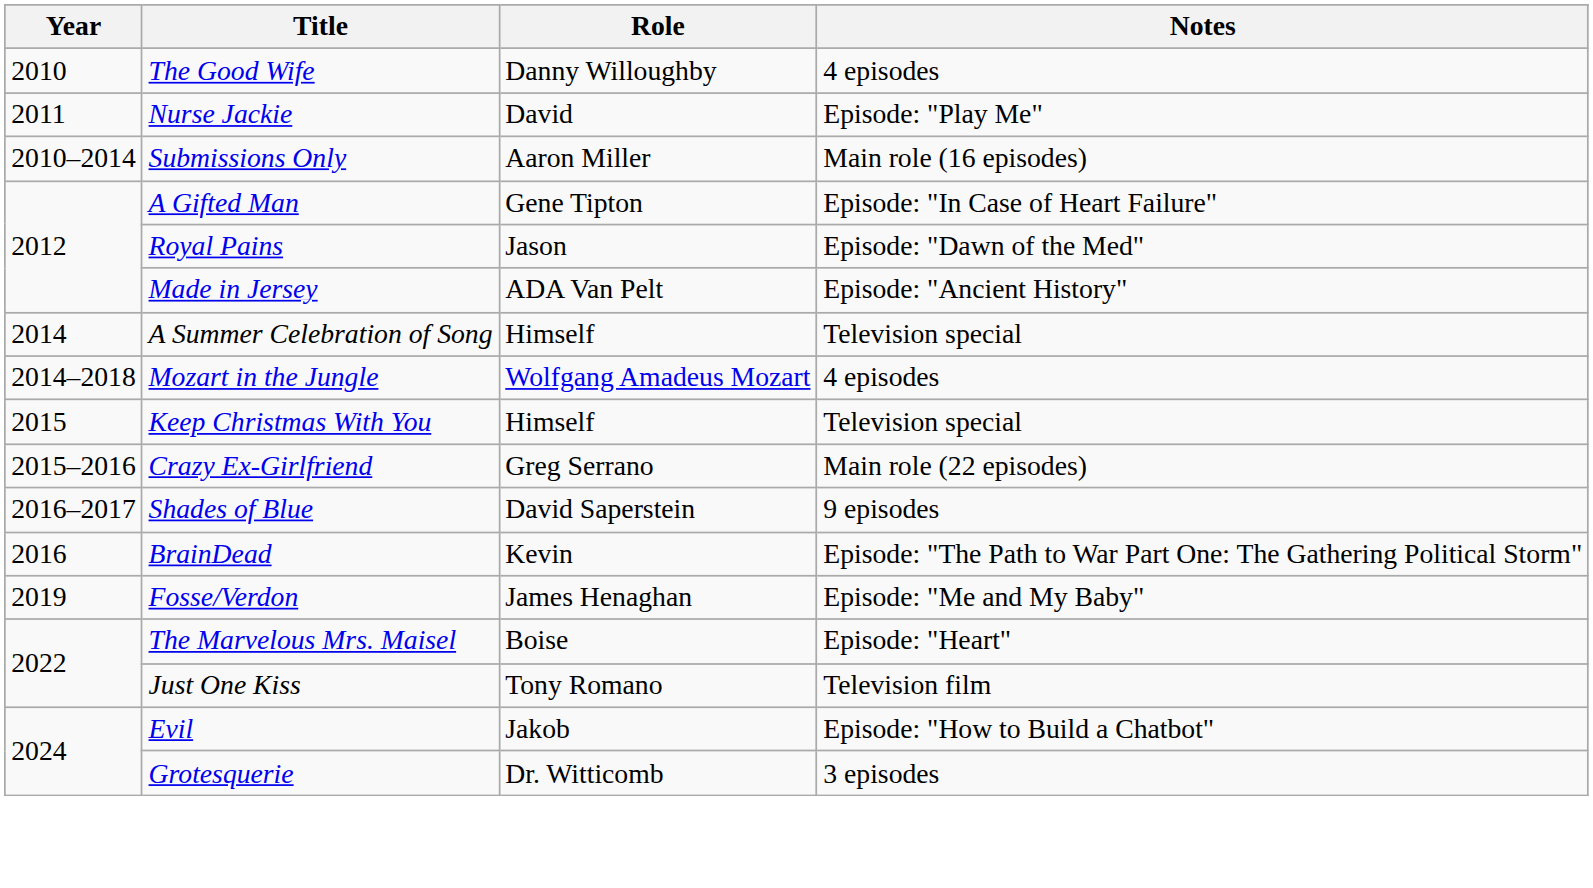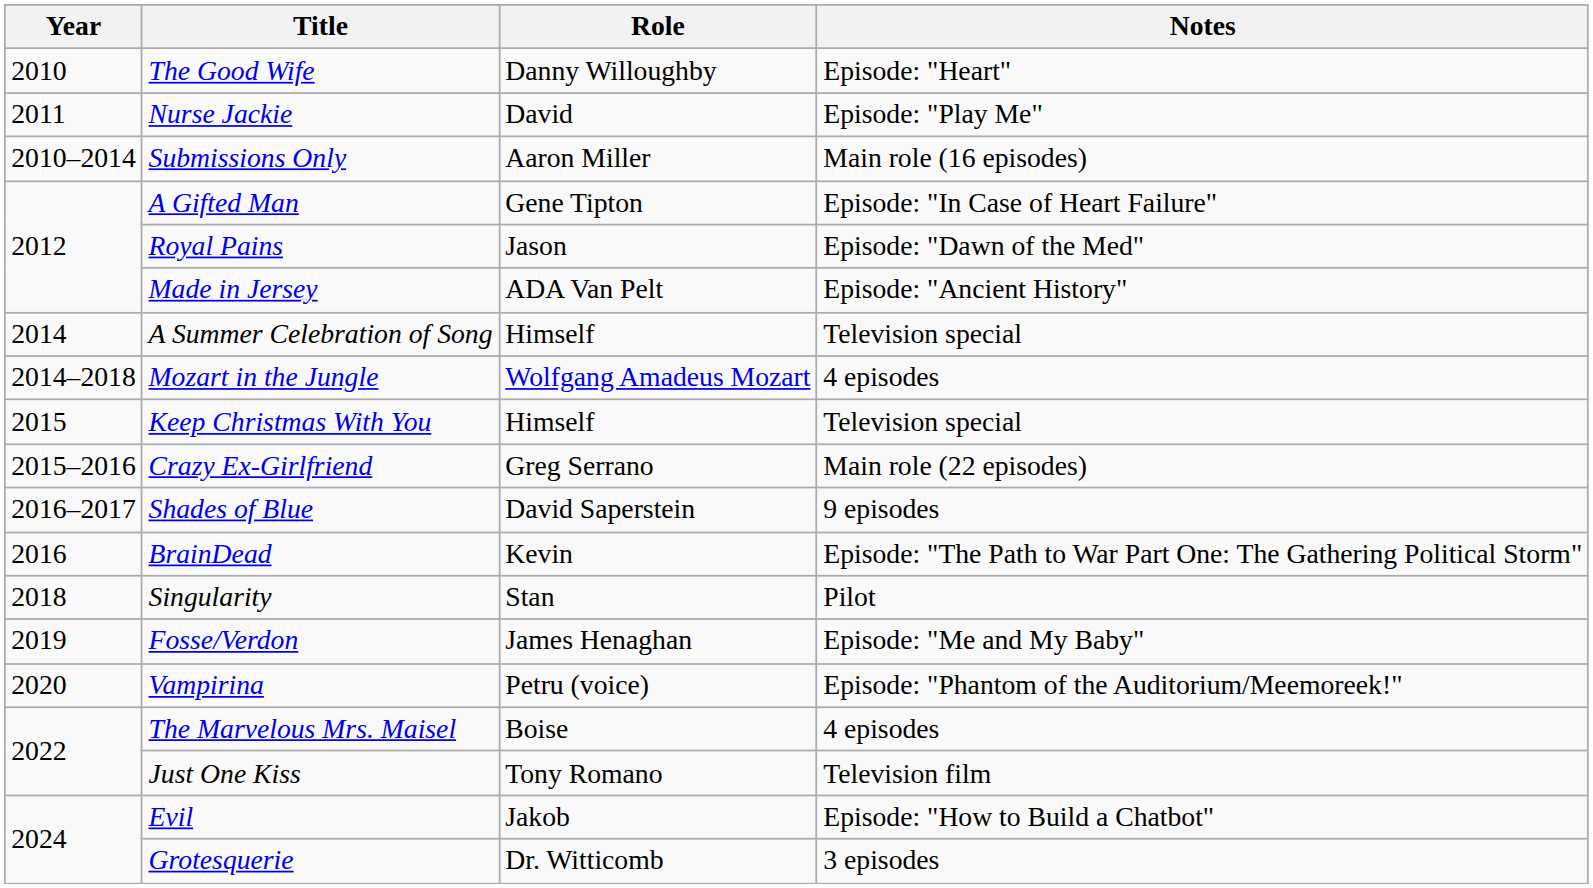(881, 70) 4 episodes -> (917, 70) Episode: "Heart"
+ row: (210, 597)
+ row: (206, 684)
(917, 641) Episode: "Heart" -> (881, 728) 4 episodes
